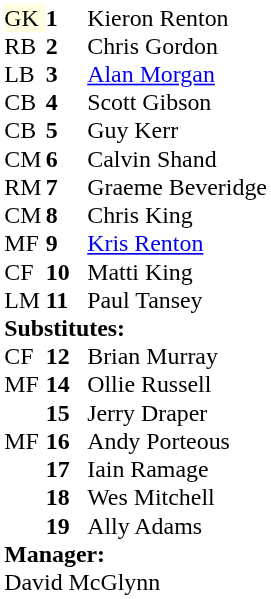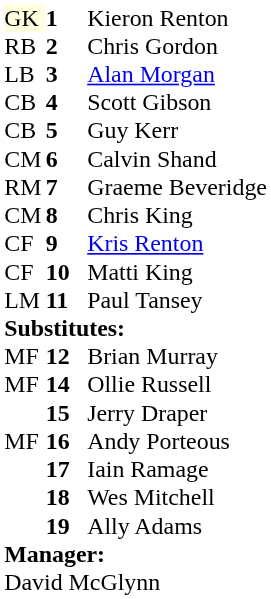(21, 243) MF -> (19, 243) CF
(19, 356) CF -> (21, 356) MF
